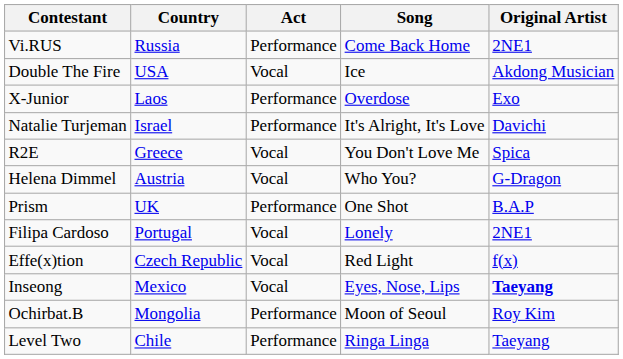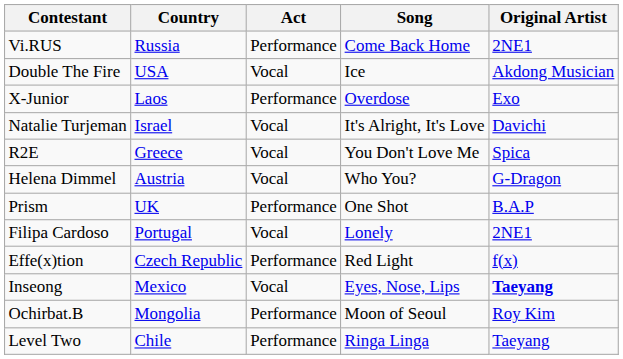(293, 125) Performance -> (269, 125) Vocal
(269, 260) Vocal -> (293, 260) Performance
